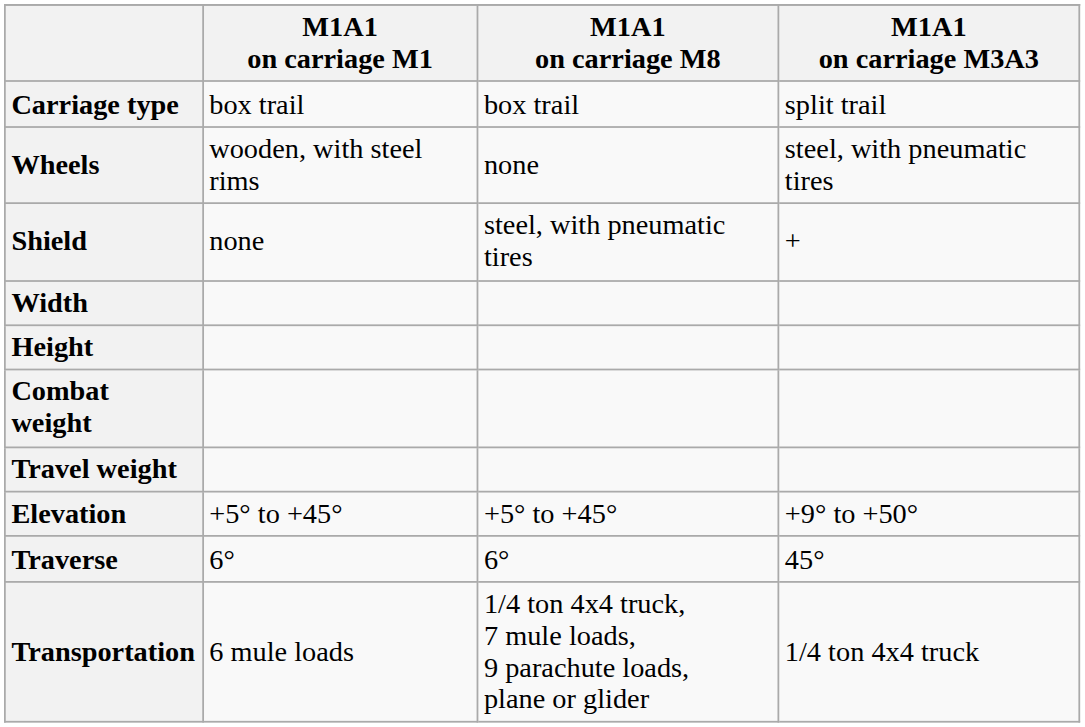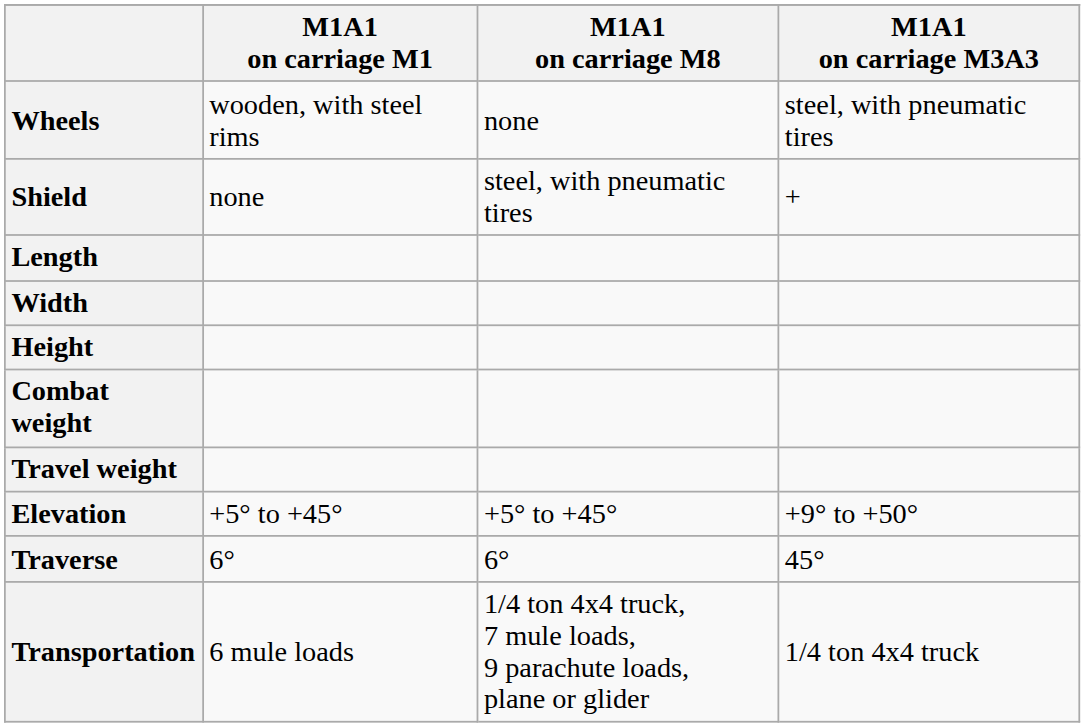- row: (95, 103)
+ row: (55, 257)
